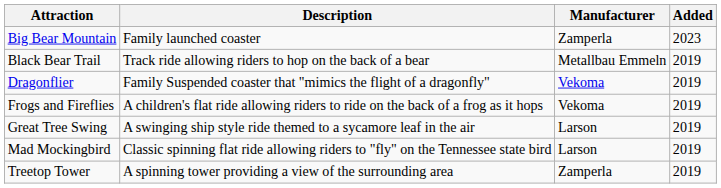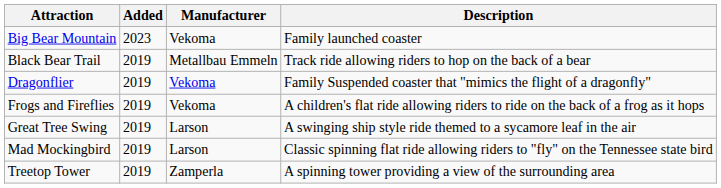columns swapped: (693, 15) <-> (337, 15)
(585, 37) Zamperla -> (192, 37) Vekoma
